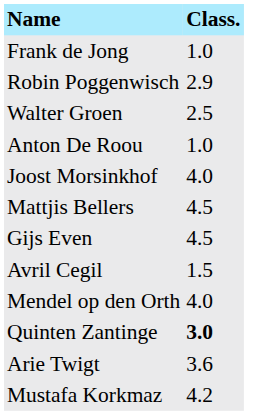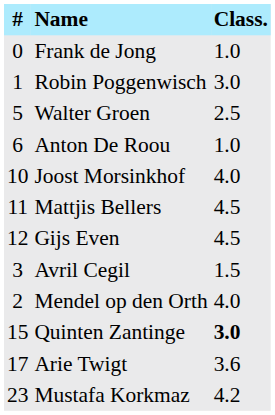+ column: (18, 19)
(200, 81) 2.9 -> (227, 81) 3.0
